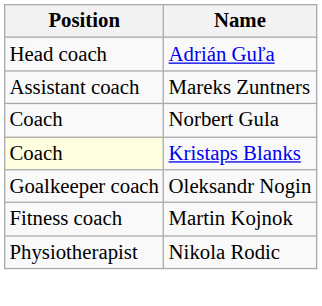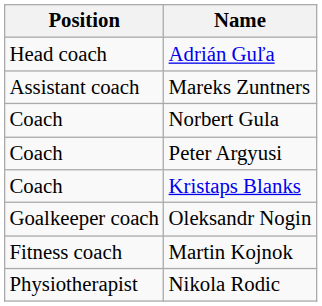+ row: (225, 152)
(36, 152) lightyellow background -> (36, 185) no background
